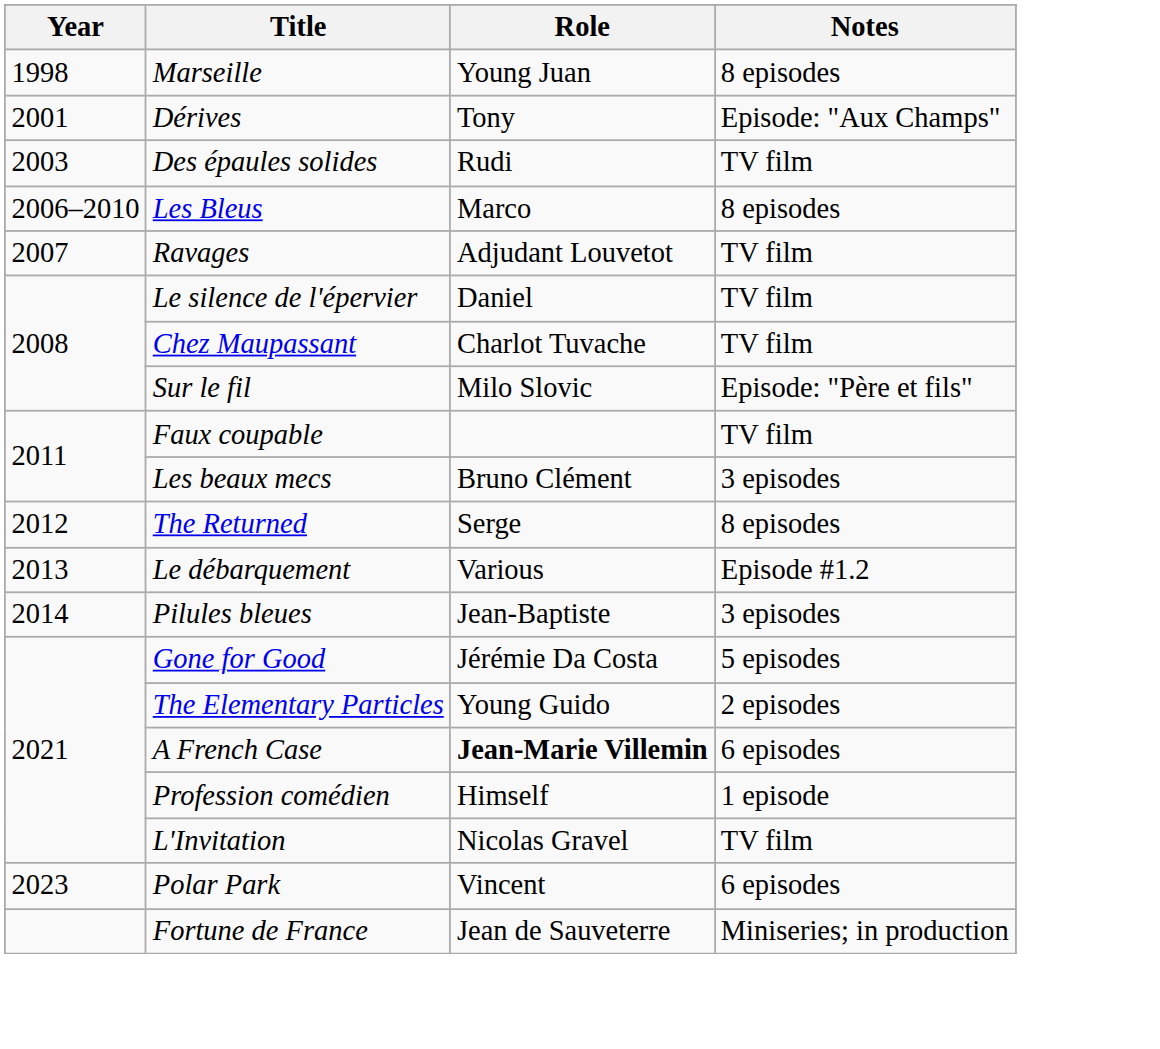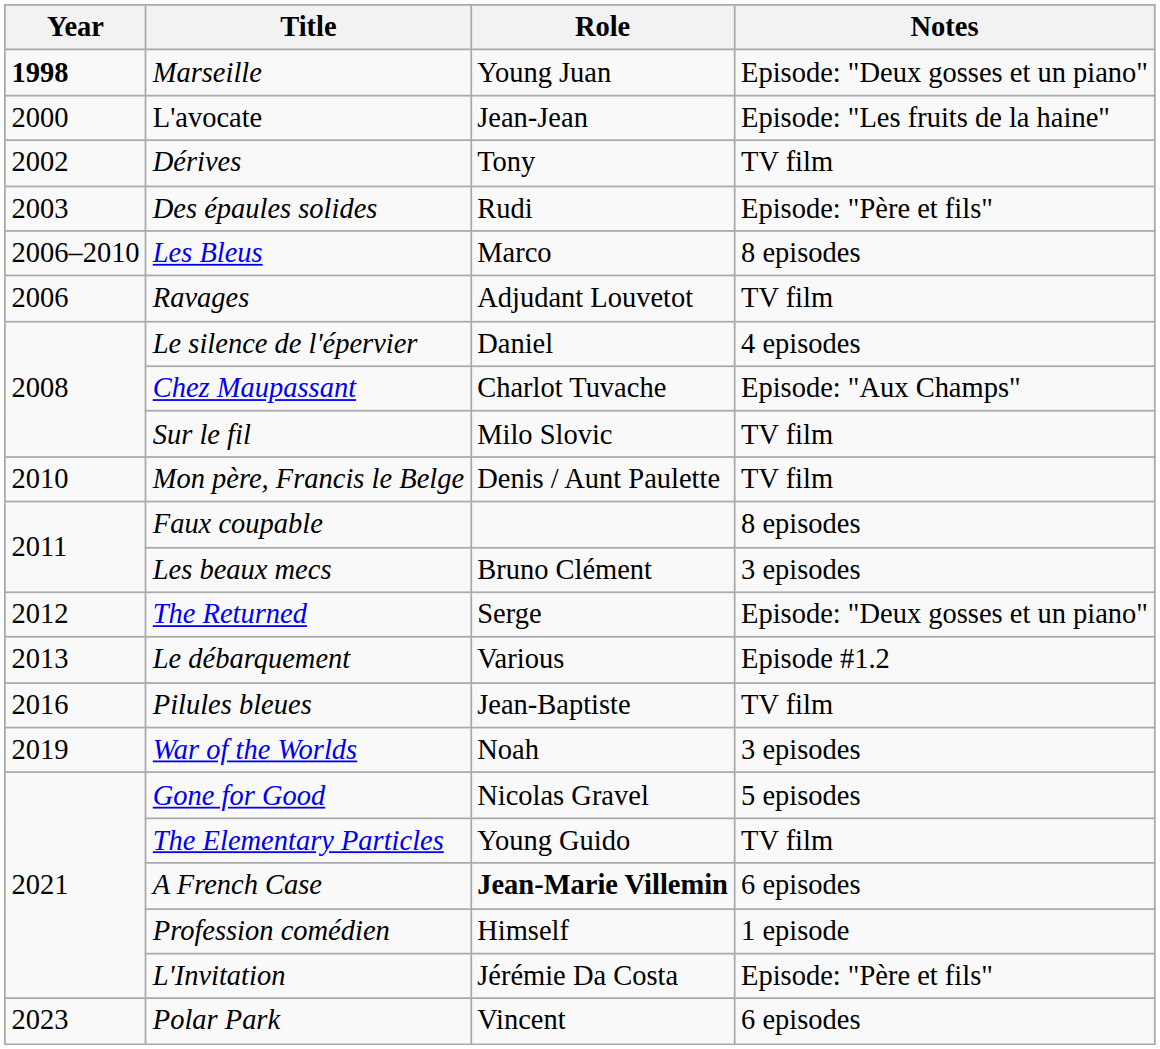(40, 72) normal -> (40, 72) bold
(781, 72) 8 episodes -> (945, 72) Episode: "Deux gosses et un piano"
+ row: (207, 117)
(40, 117) 2001 -> (40, 162) 2002
(861, 117) Episode: "Aux Champs" -> (787, 162) TV film
(767, 162) TV film -> (867, 207) Episode: "Père et fils"
(40, 252) 2007 -> (40, 298) 2006
(767, 298) TV film -> (801, 343) 4 episodes
(767, 343) TV film -> (881, 388) Episode: "Aux Champs"
(847, 388) Episode: "Père et fils" -> (787, 433) TV film
+ row: (308, 478)
(767, 433) TV film -> (801, 523) 8 episodes
(781, 523) 8 episodes -> (945, 614) Episode: "Deux gosses et un piano"
(40, 614) 2014 -> (40, 704) 2016
(781, 614) 3 episodes -> (787, 704) TV film
+ row: (255, 749)
(557, 659) Jérémie Da Costa -> (563, 794) Nicolas Gravel
(781, 704) 2 episodes -> (787, 840) TV film
(543, 840) Nicolas Gravel -> (578, 975) Jérémie Da Costa
(767, 840) TV film -> (867, 975) Episode: "Père et fils"
- row: (260, 930)
